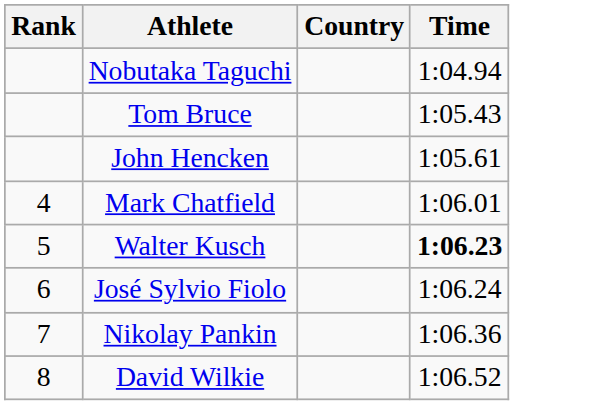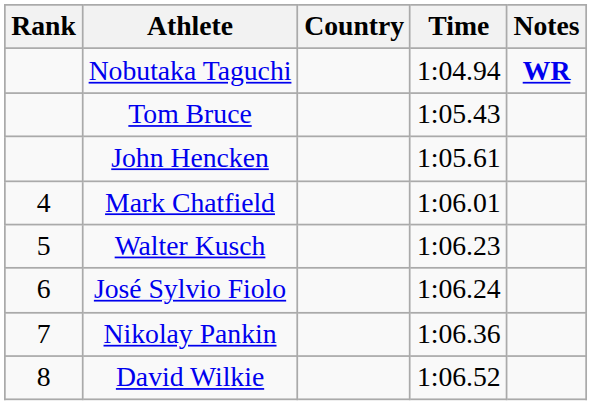+ column: (547, 26)
(460, 245) bold -> (459, 245) normal
